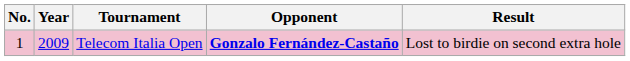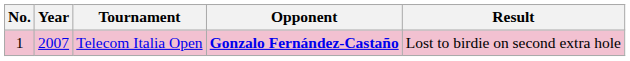(54, 43) 2009 -> (54, 43) 2007
